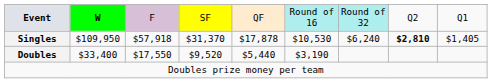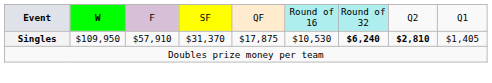(152, 38) $57,918 -> (152, 38) $57,910
(259, 38) $17,878 -> (259, 38) $17,875
(363, 38) normal -> (363, 38) bold
- row: (37, 54)
